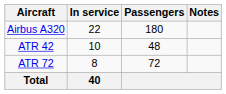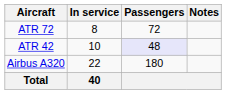rows swapped: (36, 30) <-> (36, 64)
(154, 47) no background -> (154, 47) lavender background
